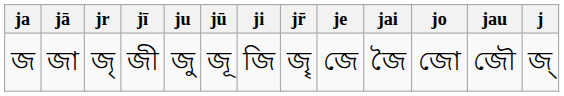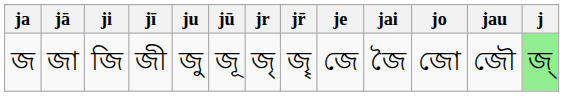columns swapped: (259, 18) <-> (103, 18)
(540, 61) no background -> (540, 61) lightgreen background
